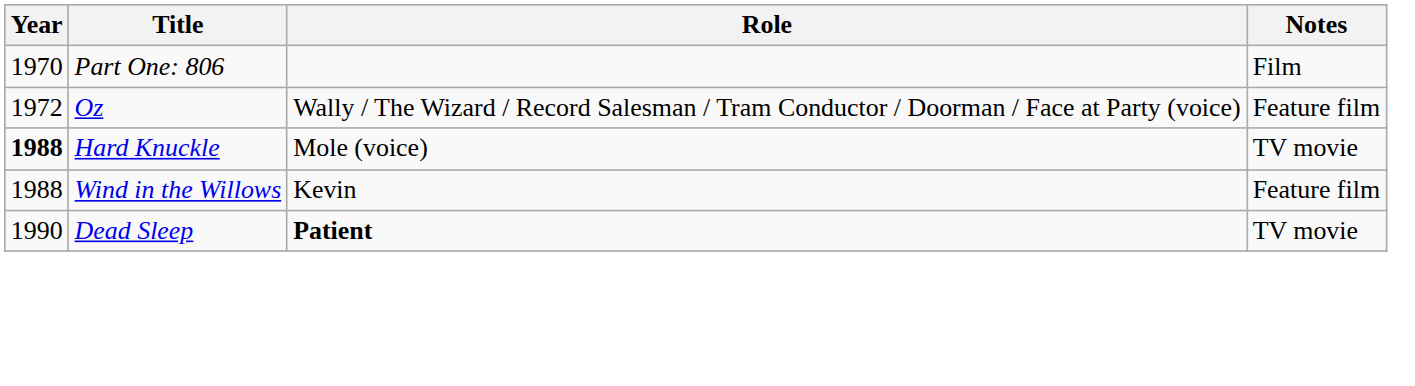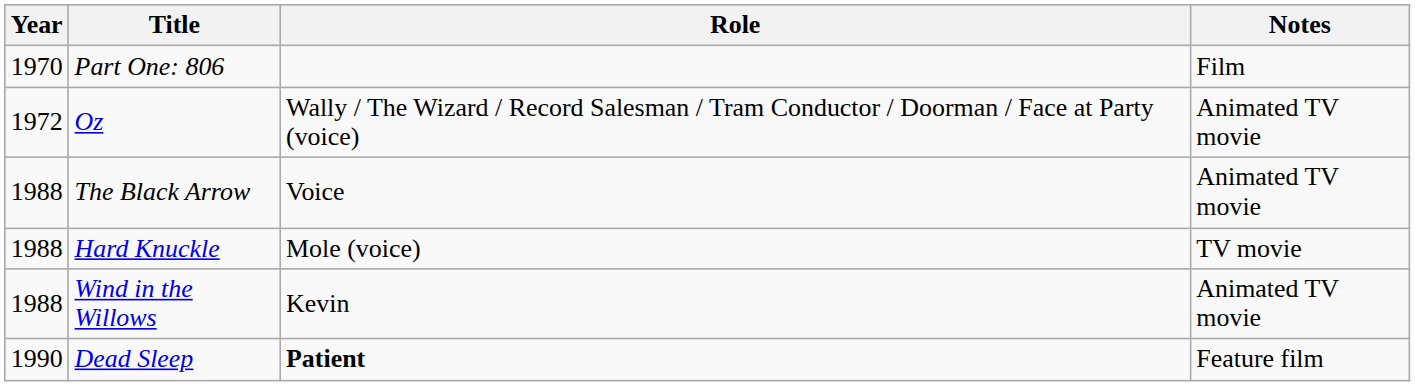(1316, 107) Feature film -> (1268, 121) Animated TV movie
+ row: (162, 192)
(37, 148) bold -> (37, 247) normal
(1316, 189) Feature film -> (1268, 303) Animated TV movie
(1305, 230) TV movie -> (1260, 359) Feature film
